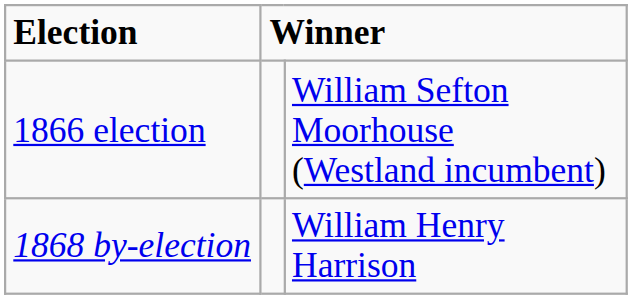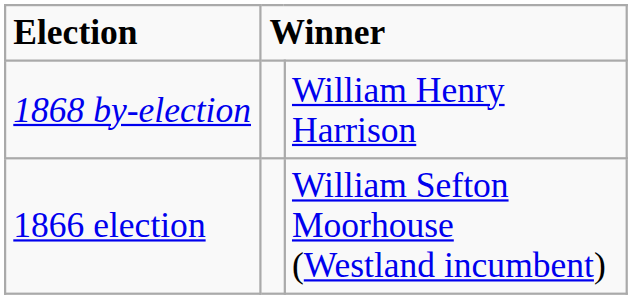rows swapped: (109, 128) <-> (132, 245)
